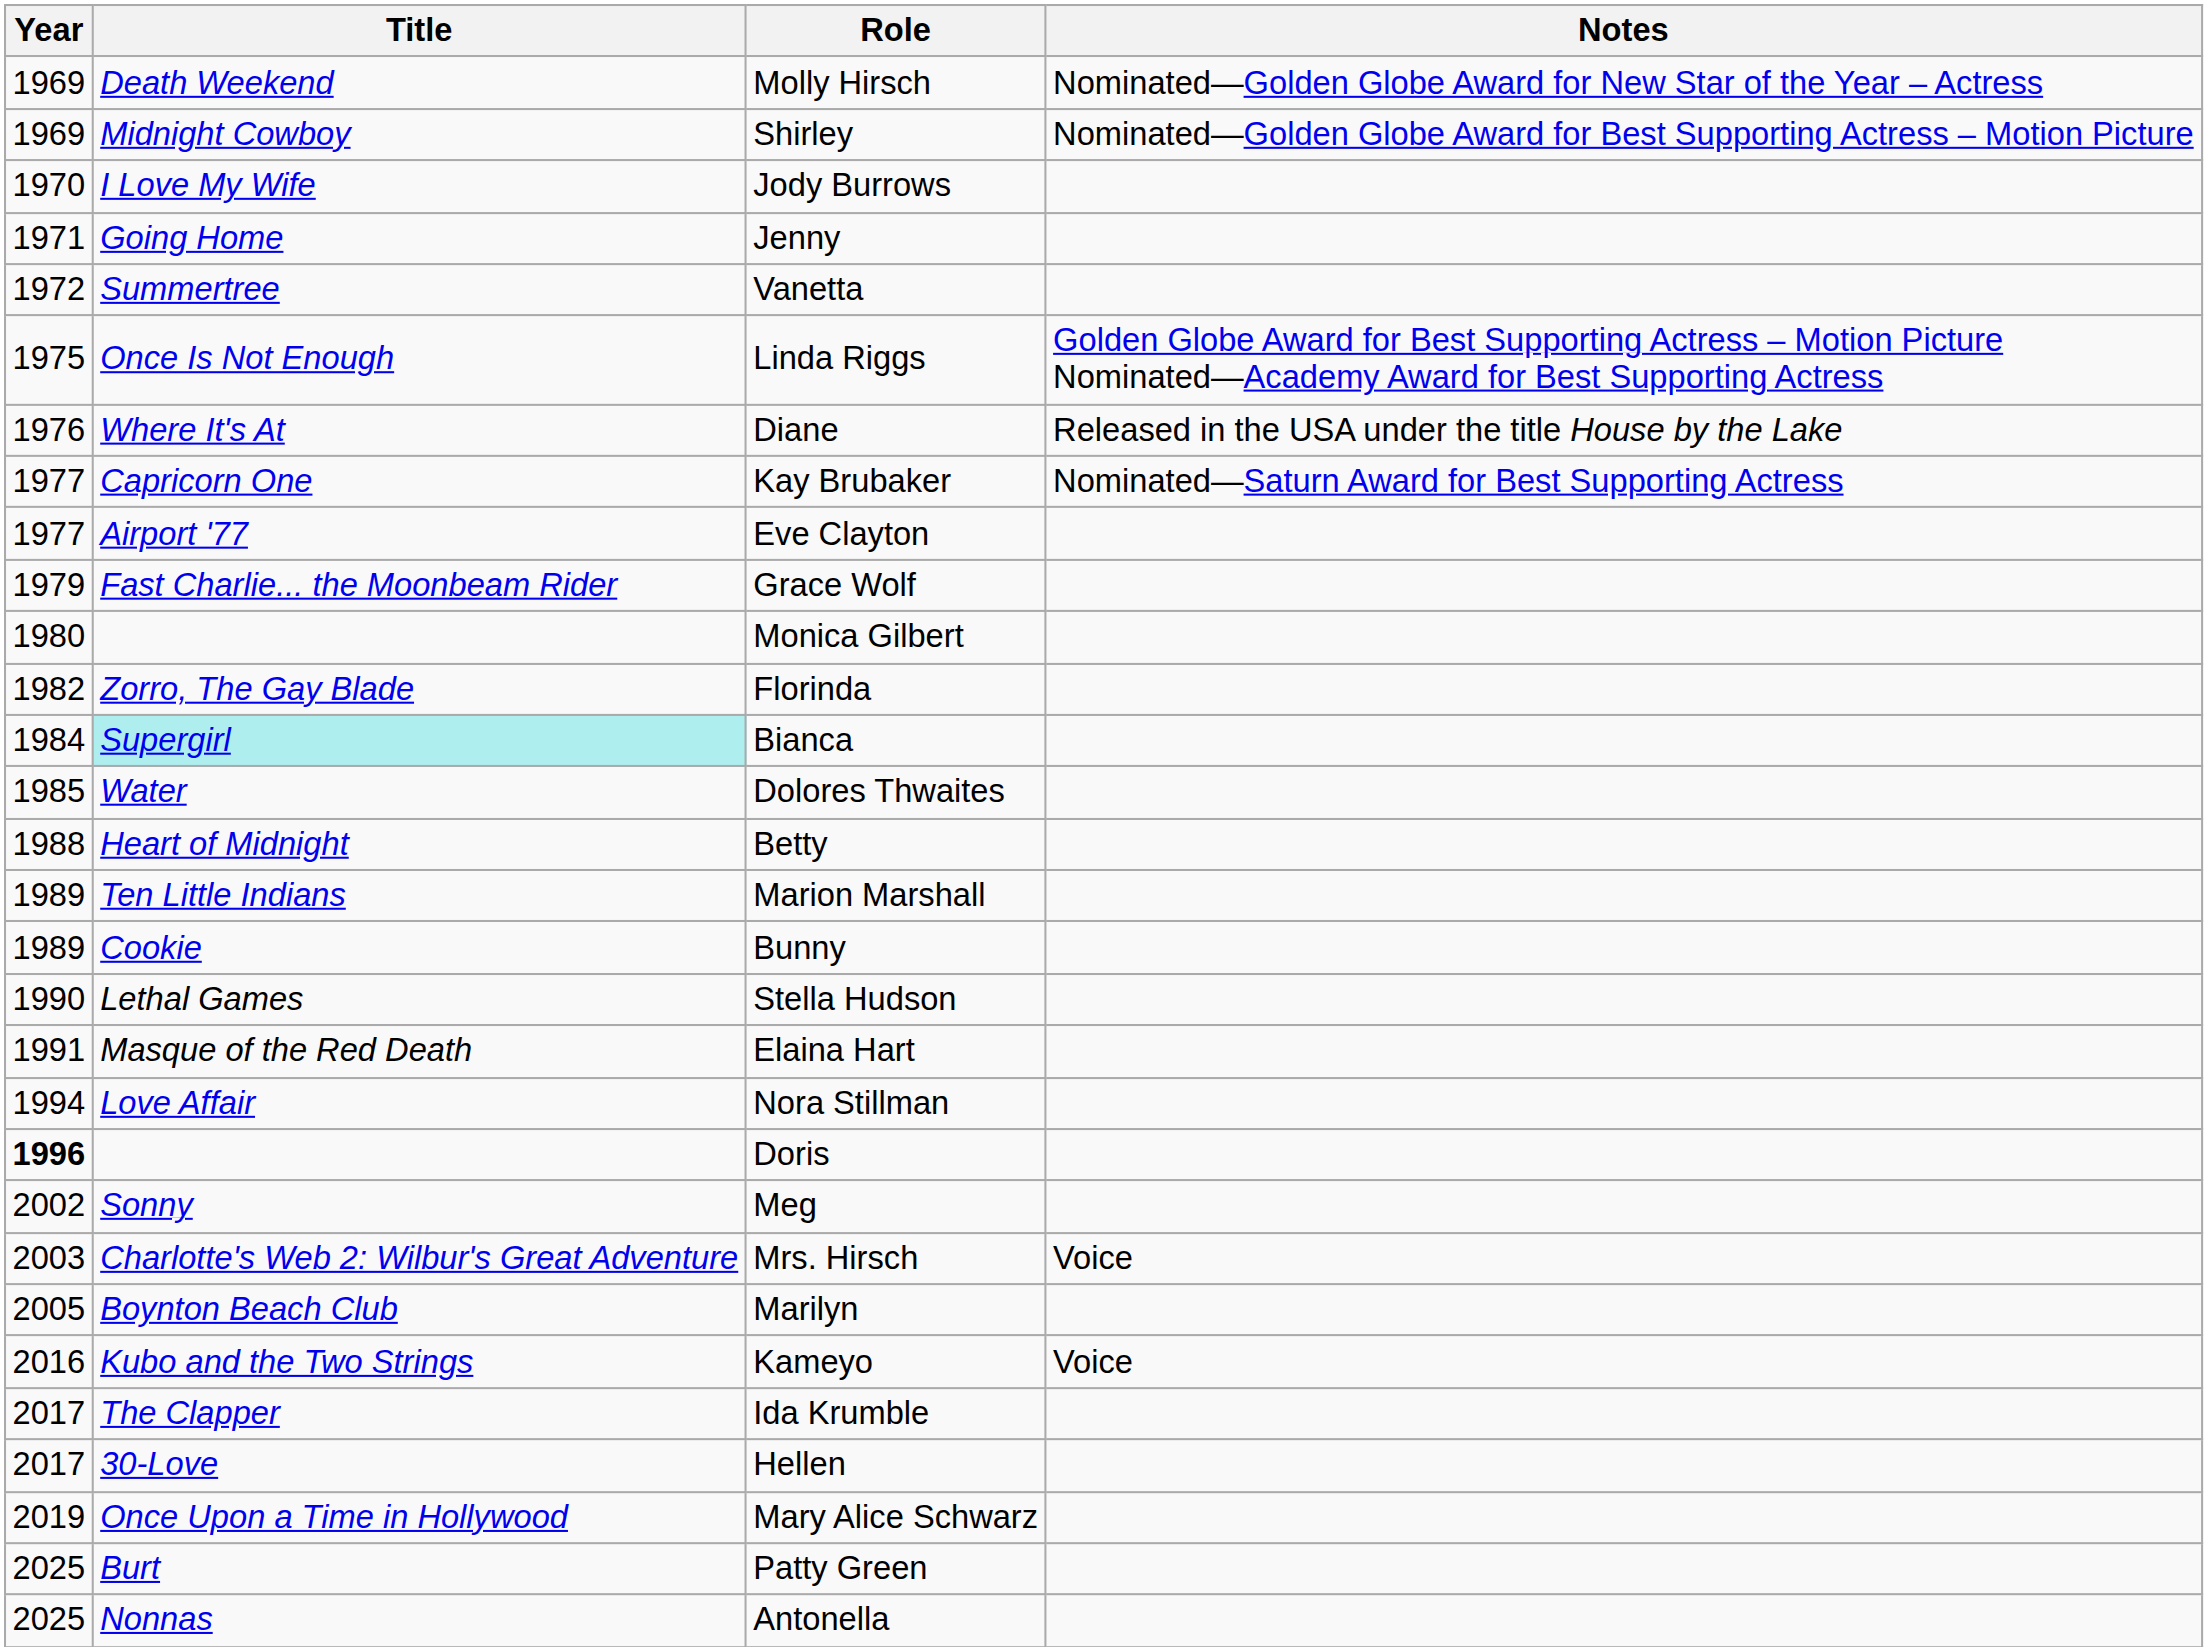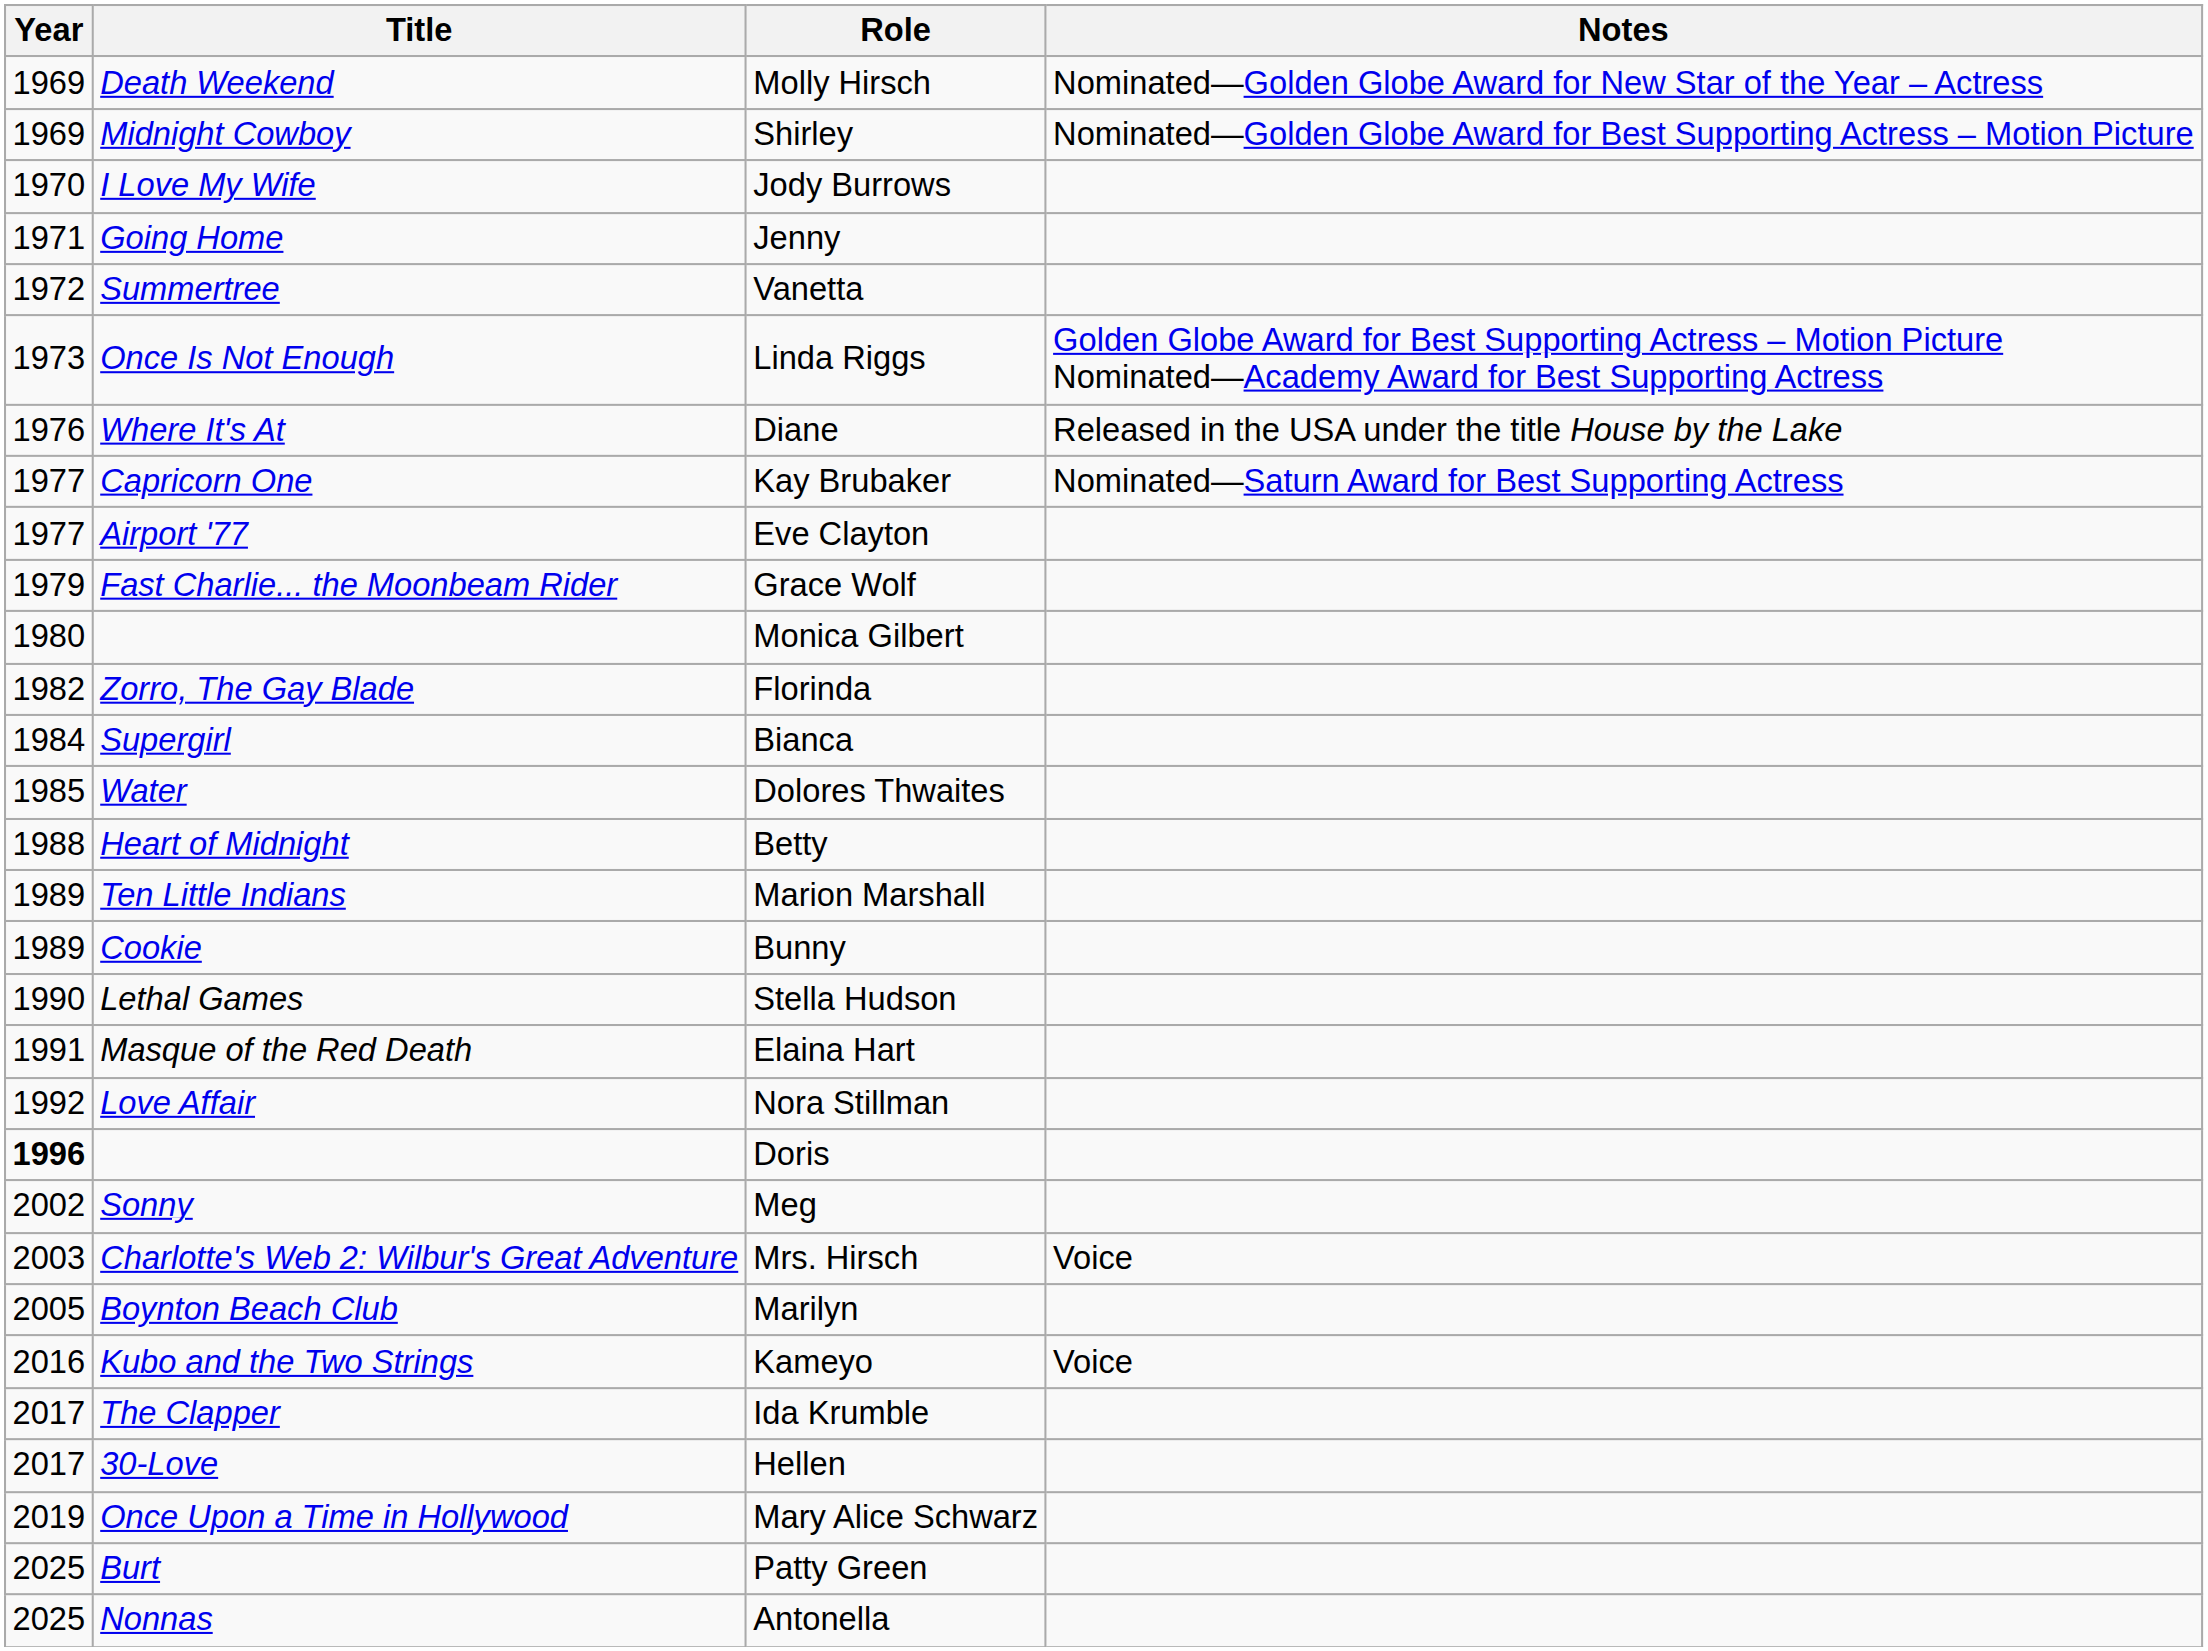(49, 359) 1975 -> (49, 359) 1973
(166, 740) paleturquoise background -> (166, 740) no background
(49, 1102) 1994 -> (49, 1102) 1992
